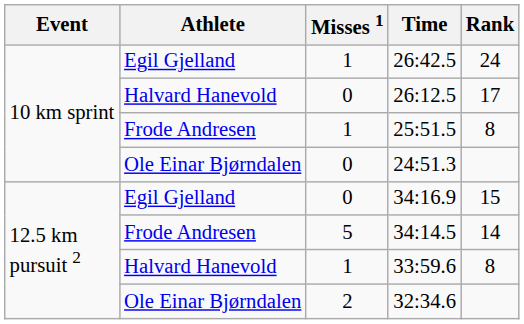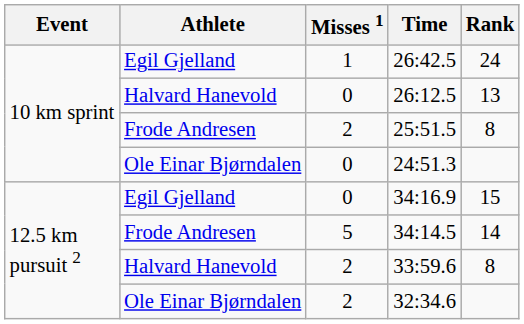(490, 95) 17 -> (490, 95) 13
(347, 130) 1 -> (347, 130) 2
(347, 266) 1 -> (347, 266) 2
